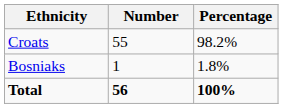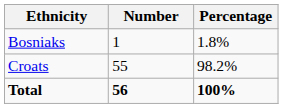rows swapped: (28, 41) <-> (37, 66)
